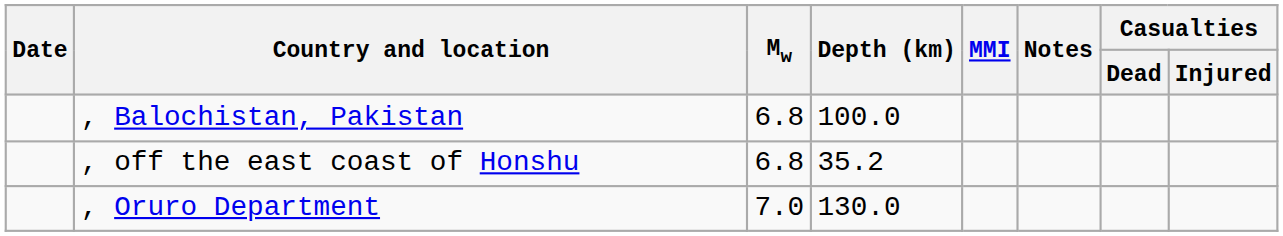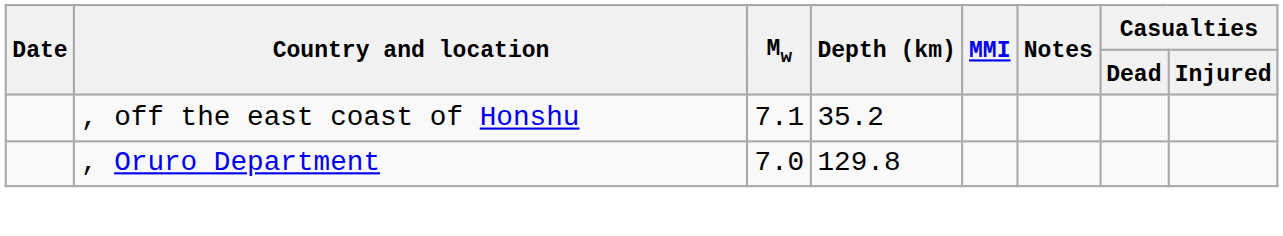- row: (272, 118)
(779, 163) 6.8 -> (779, 118) 7.1
(859, 208) 130.0 -> (859, 163) 129.8
